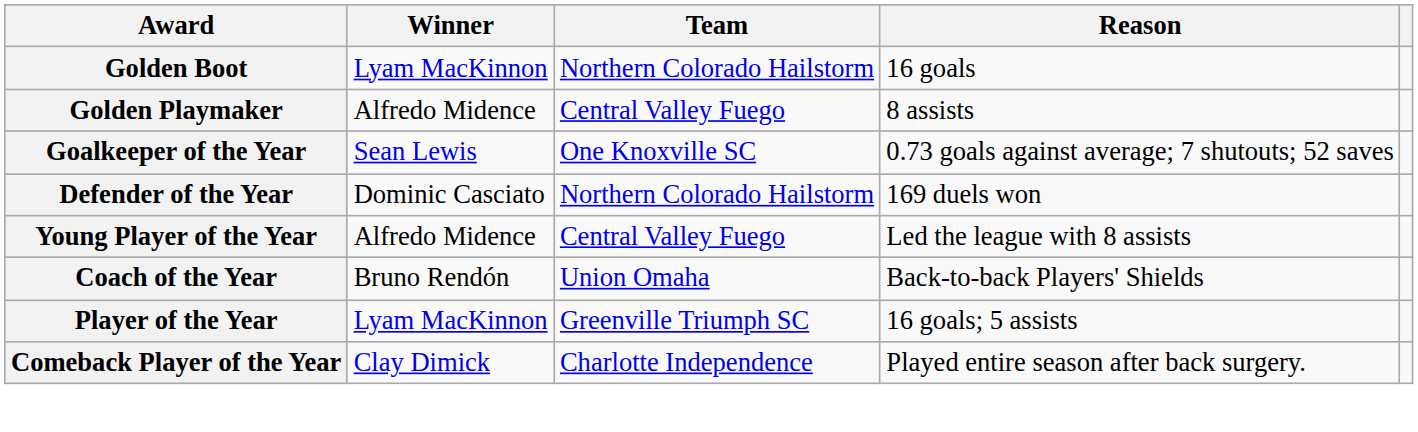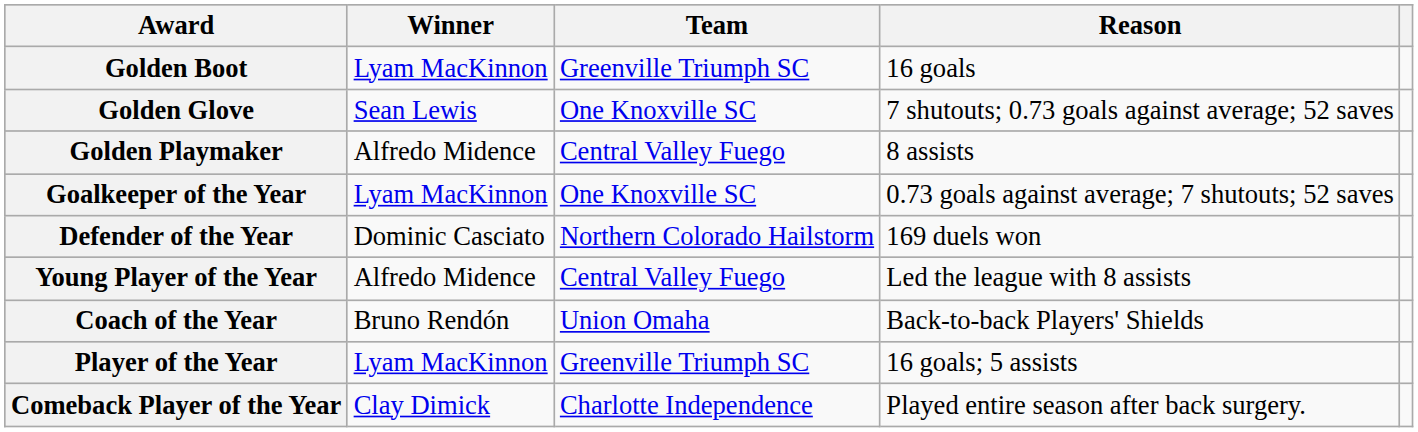(717, 67) Northern Colorado Hailstorm -> (685, 67) Greenville Triumph SC
+ row: (176, 109)
(415, 151) Sean Lewis -> (451, 194) Lyam MacKinnon
